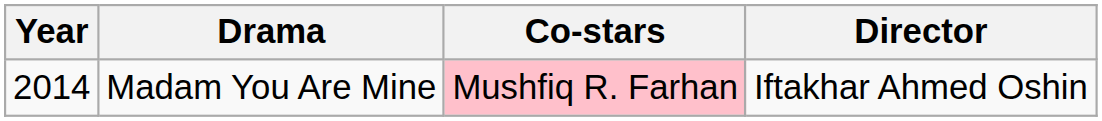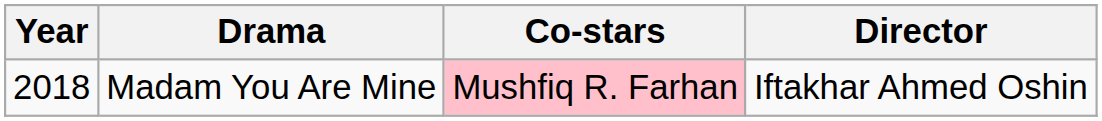(52, 87) 2014 -> (52, 87) 2018
